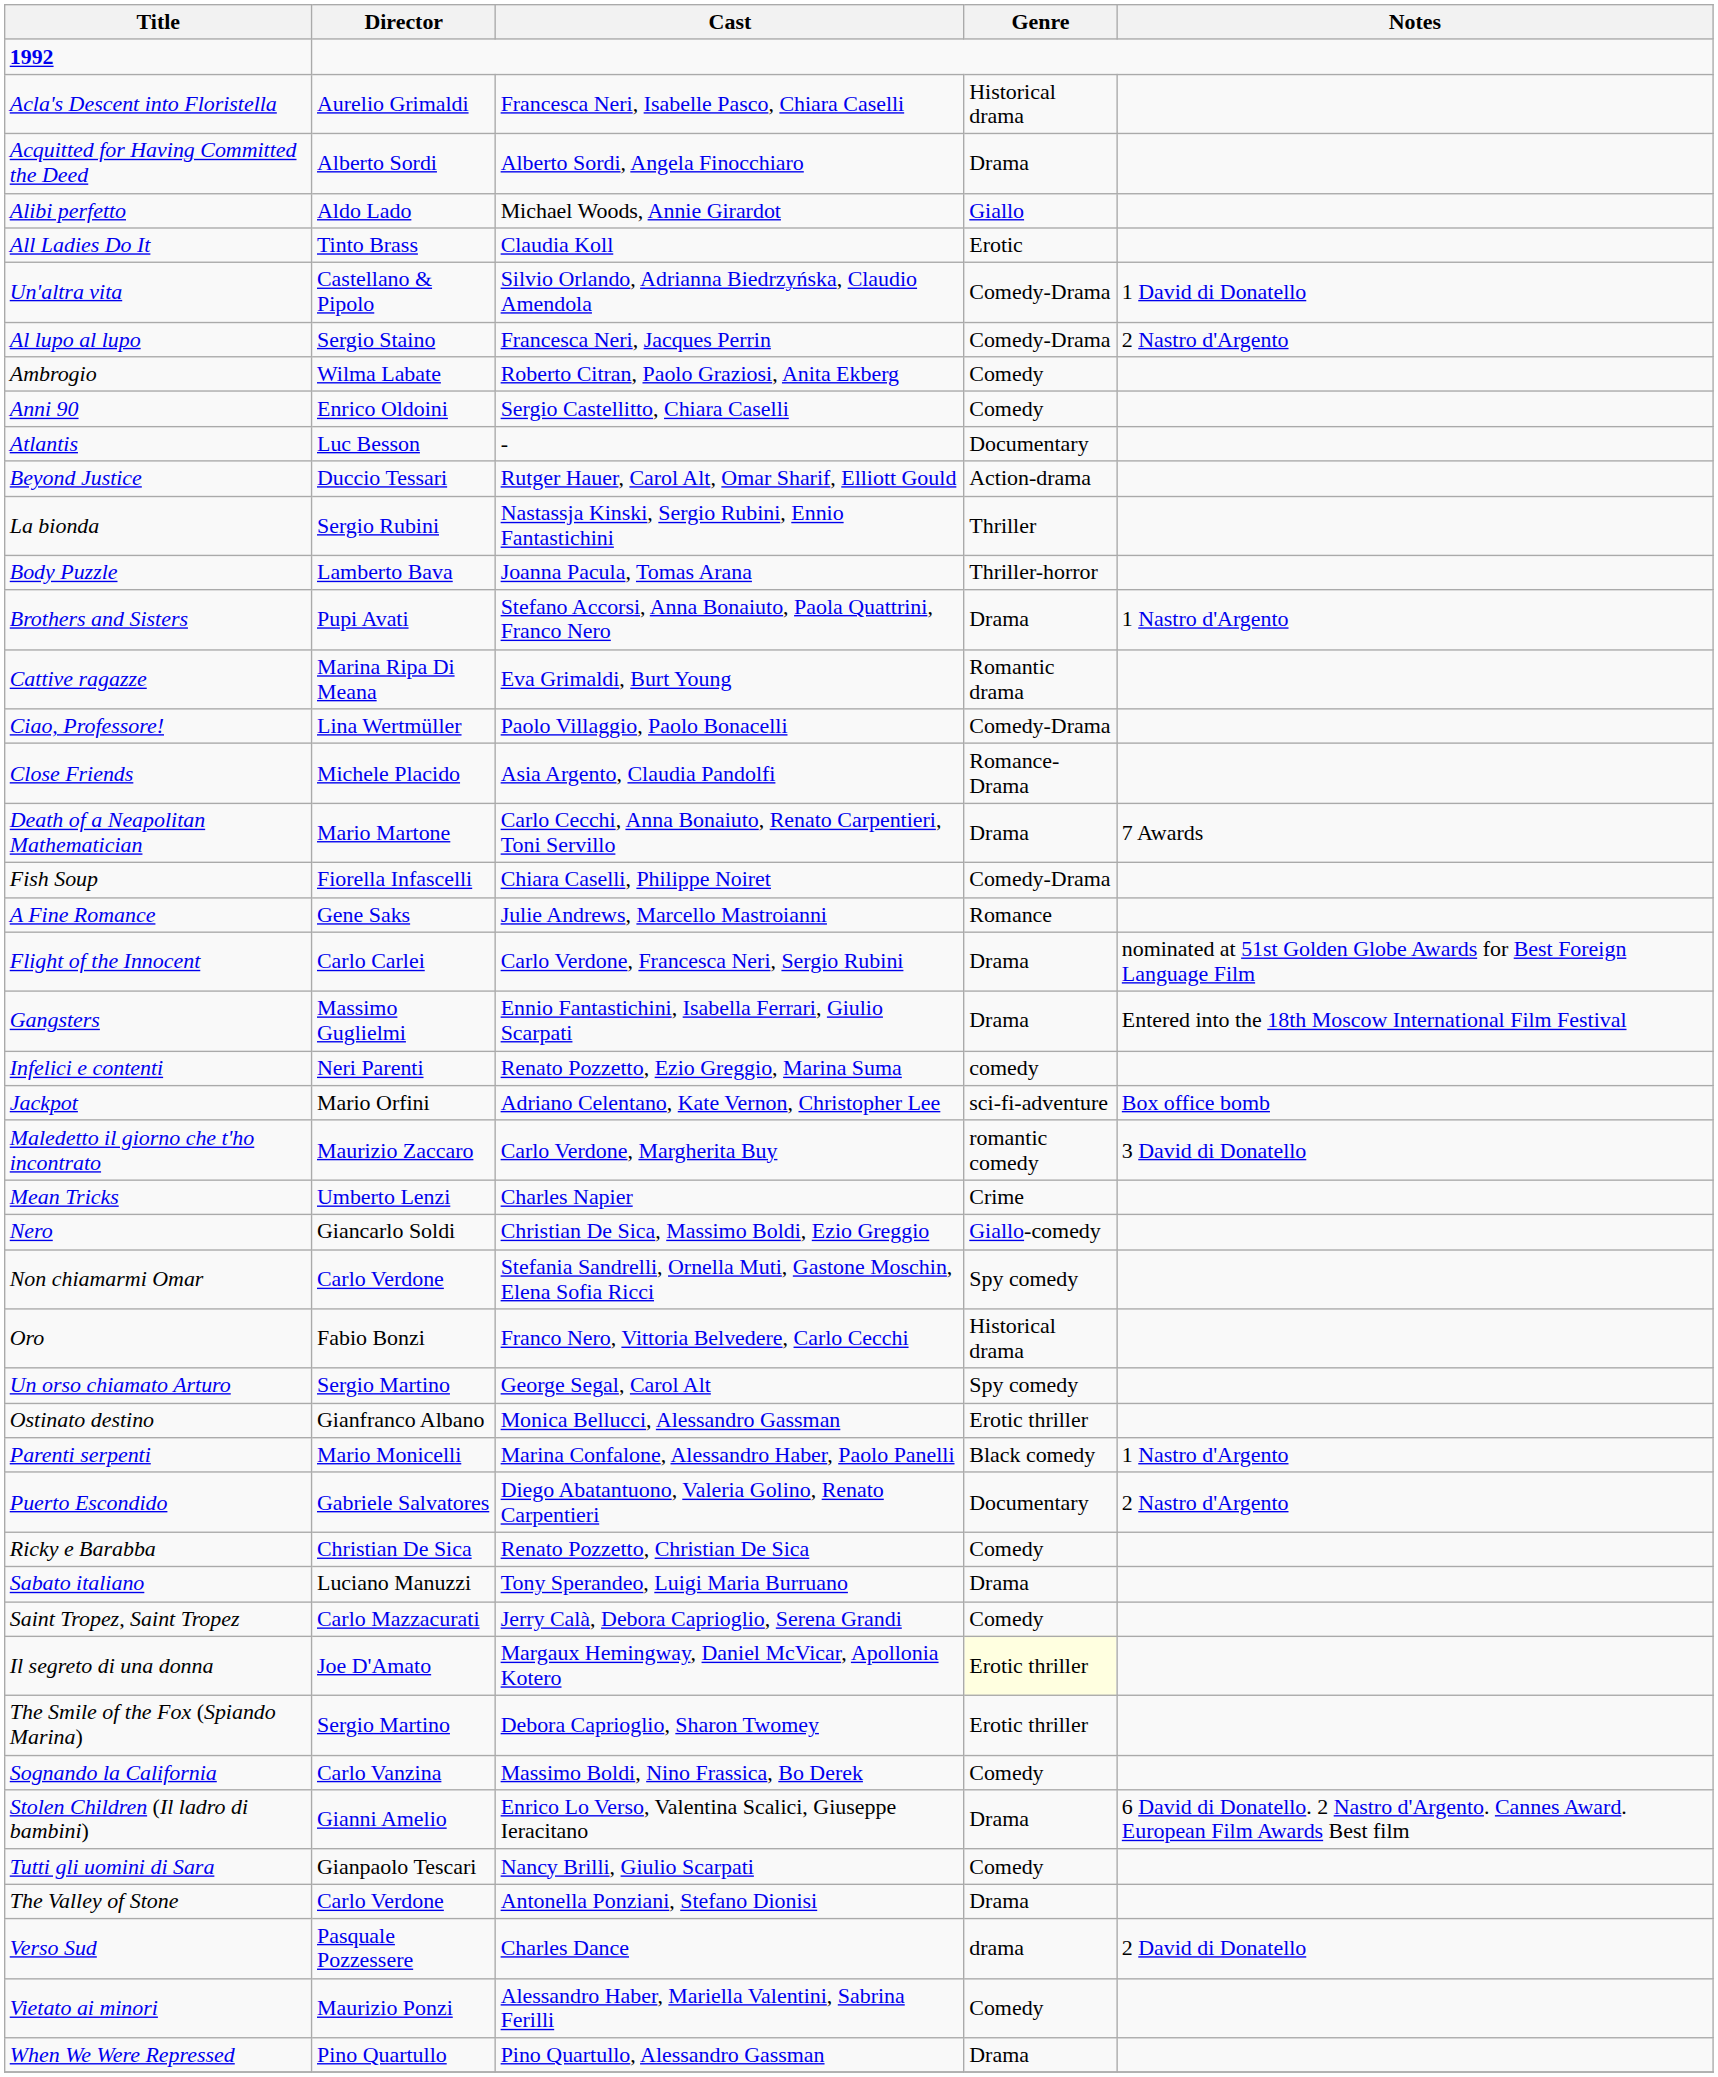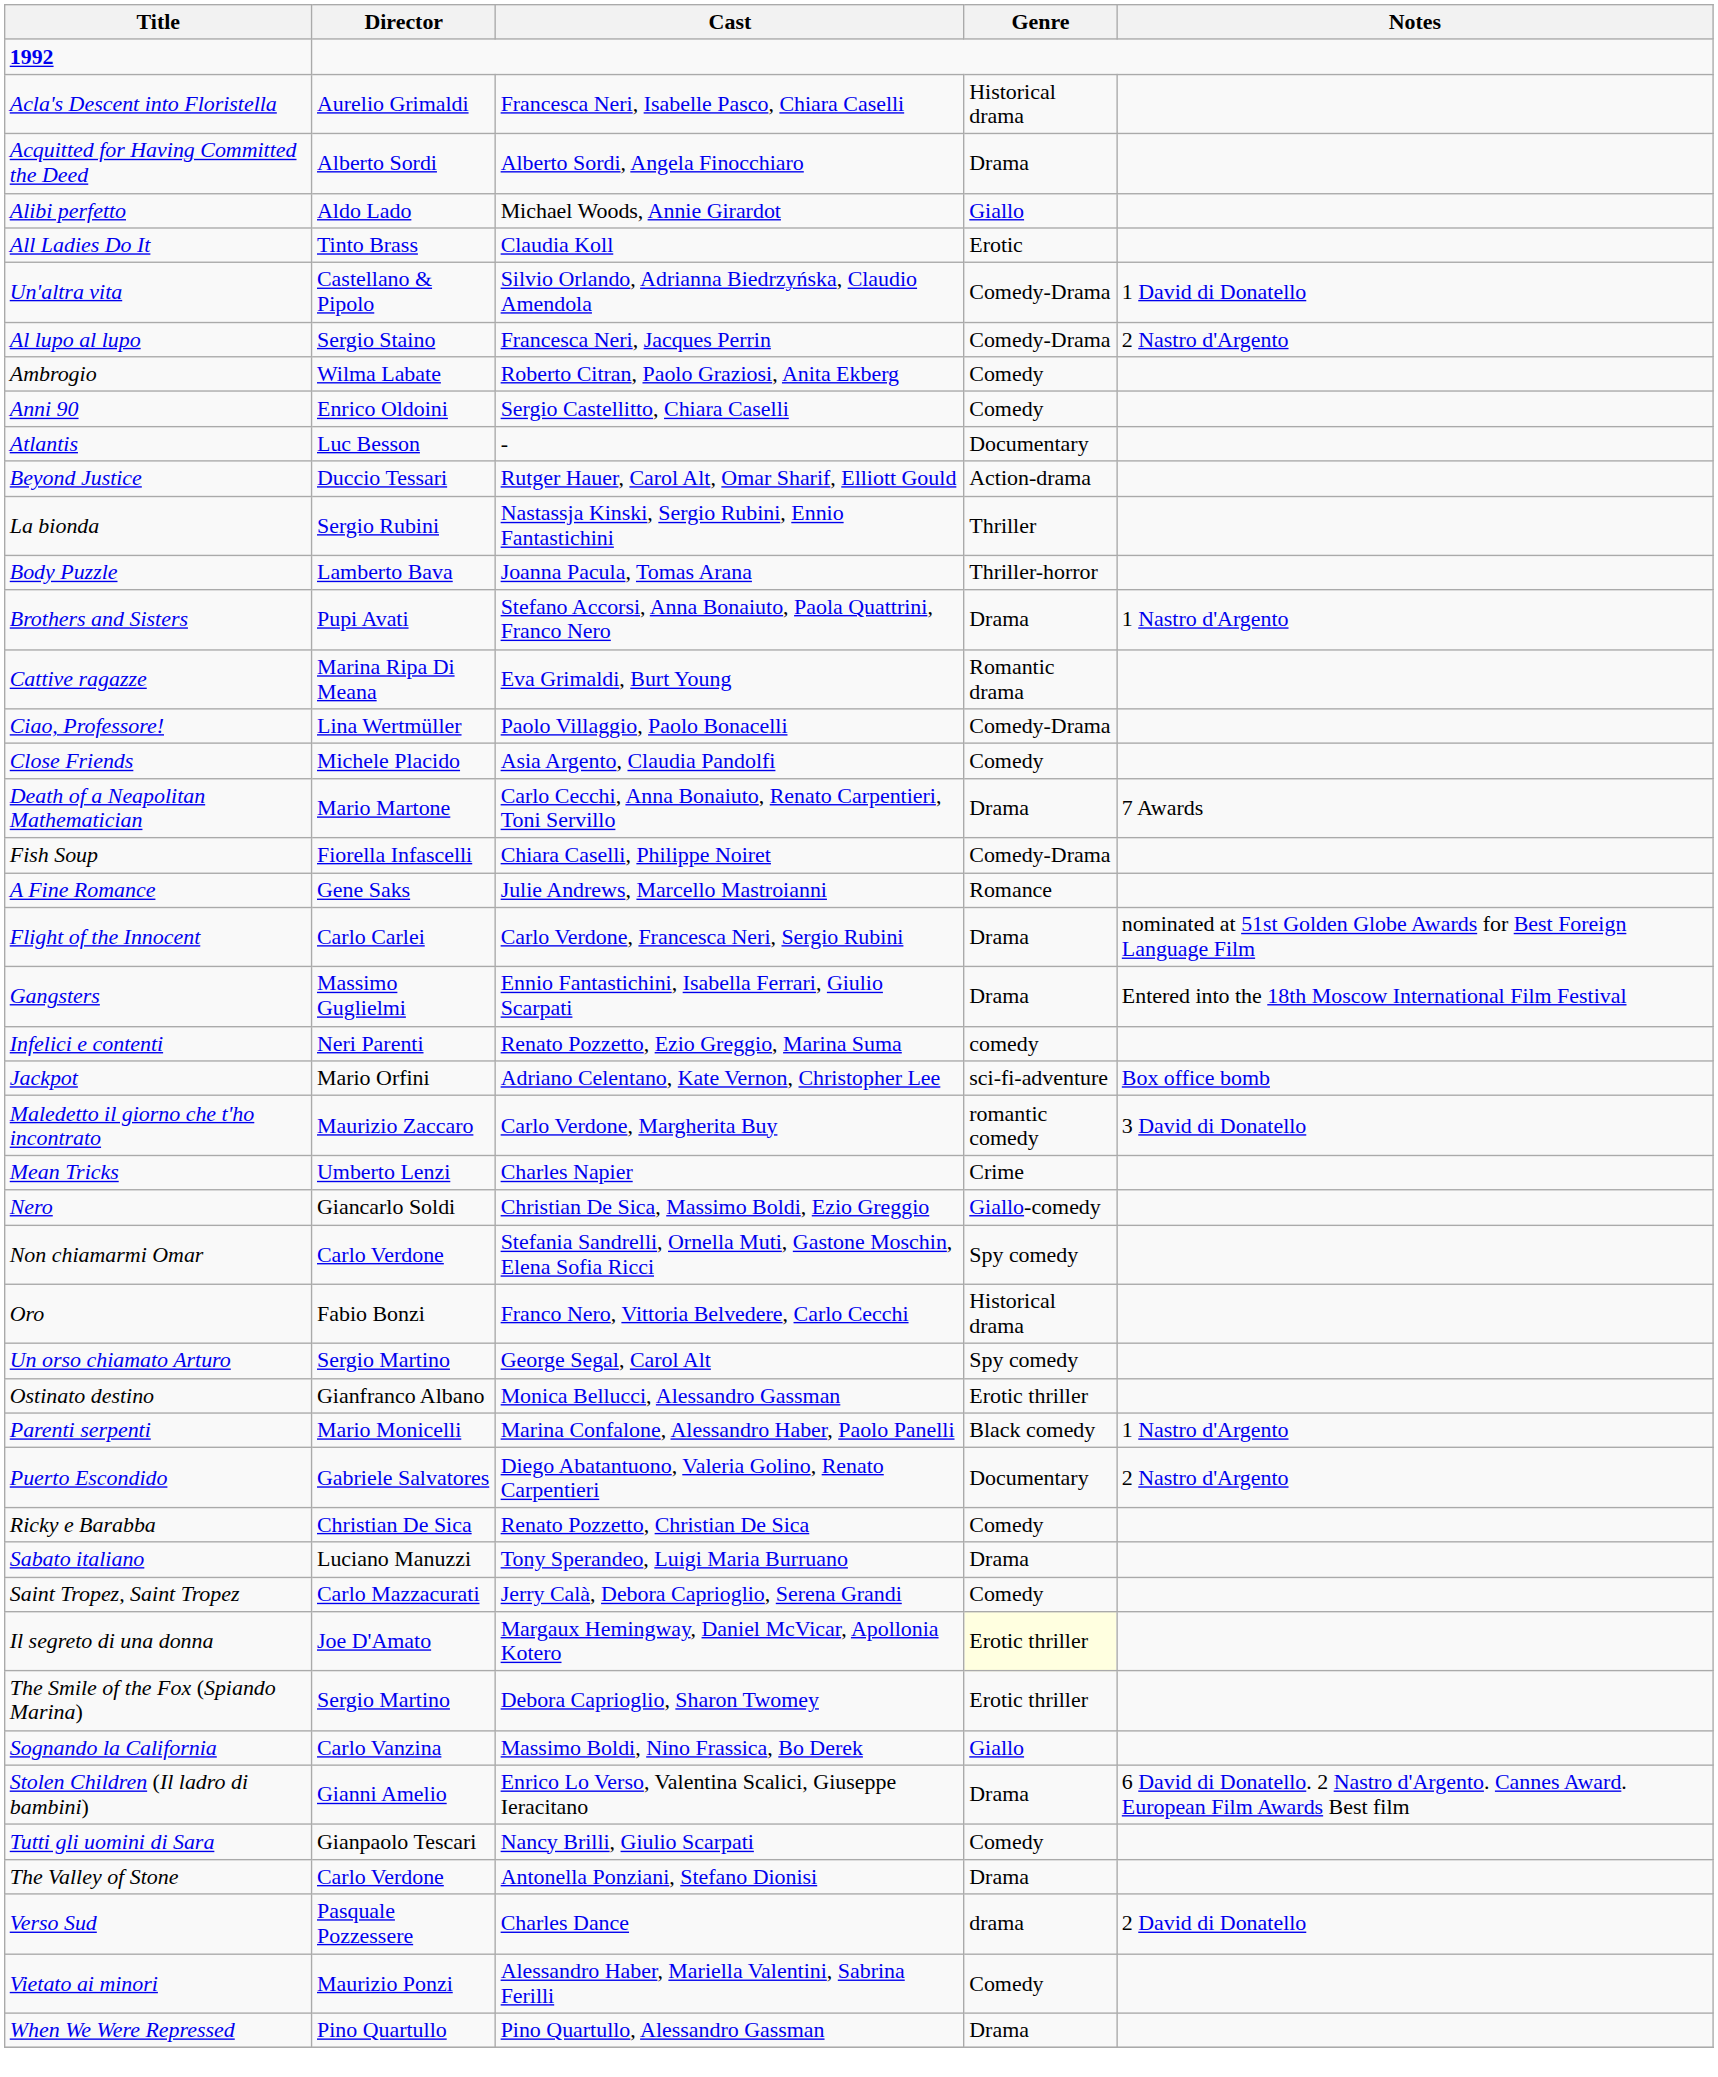(1014, 773) Romance-Drama -> (1006, 760) Comedy
(1006, 1772) Comedy -> (997, 1747) Giallo
